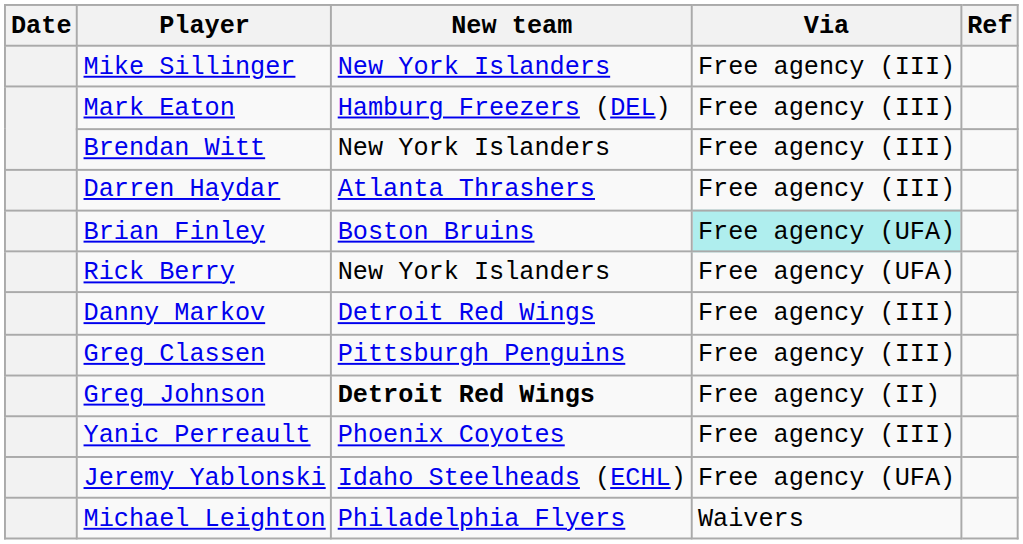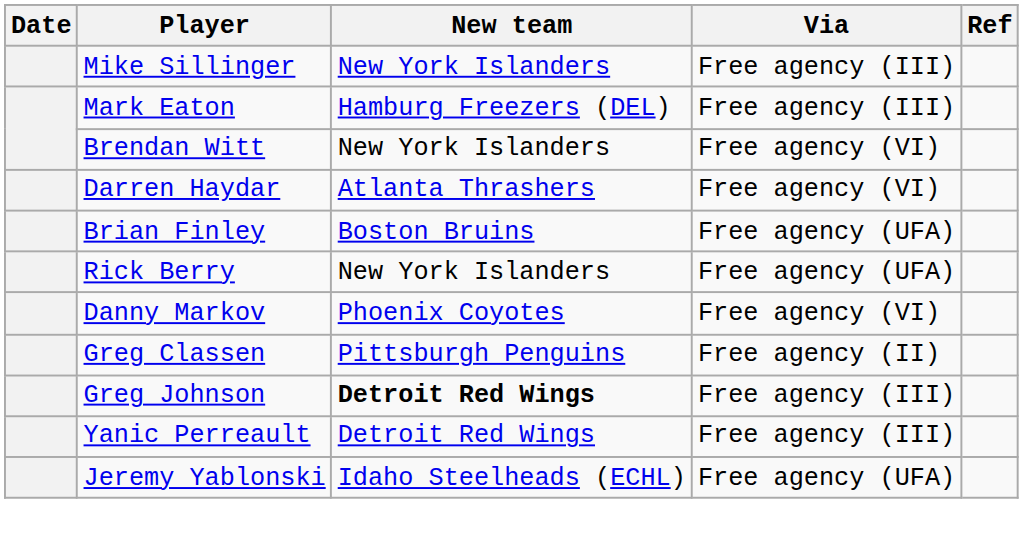(827, 149) Free agency (III) -> (819, 149) Free agency (VI)
(827, 190) Free agency (III) -> (819, 190) Free agency (VI)
(827, 231) paleturquoise background -> (827, 231) no background
(466, 313) Detroit Red Wings -> (451, 313) Phoenix Coyotes
(827, 313) Free agency (III) -> (819, 313) Free agency (VI)
(827, 354) Free agency (III) -> (819, 354) Free agency (II)
(819, 395) Free agency (II) -> (827, 395) Free agency (III)
(451, 437) Phoenix Coyotes -> (466, 437) Detroit Red Wings
- row: (205, 519)
